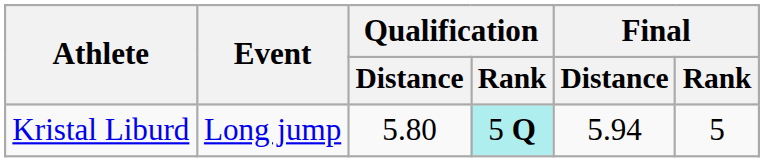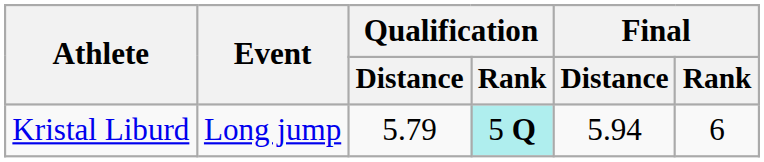(410, 130) 5.80 -> (410, 130) 5.79
(717, 130) 5 -> (717, 130) 6
